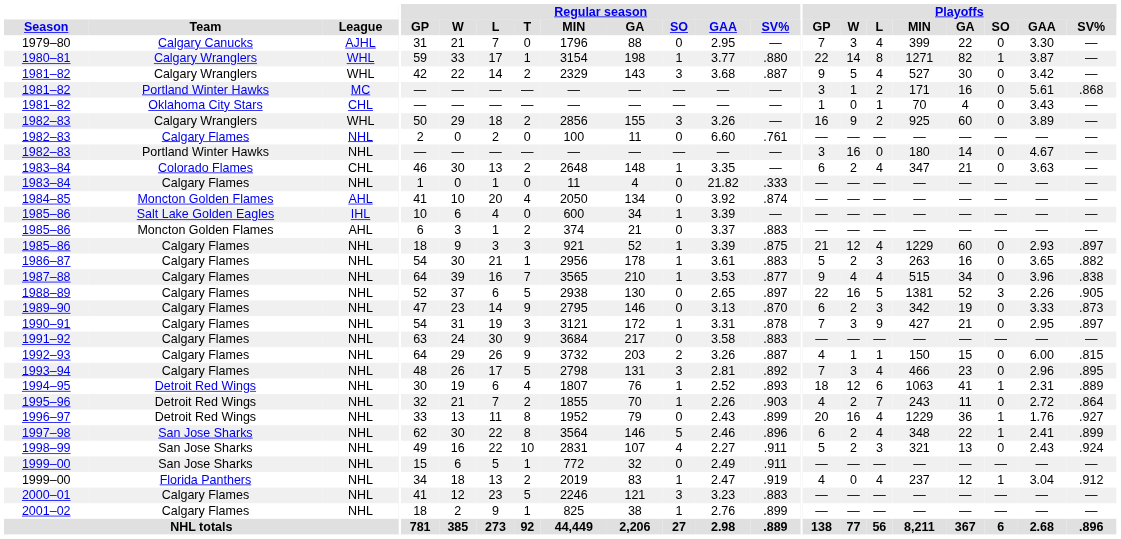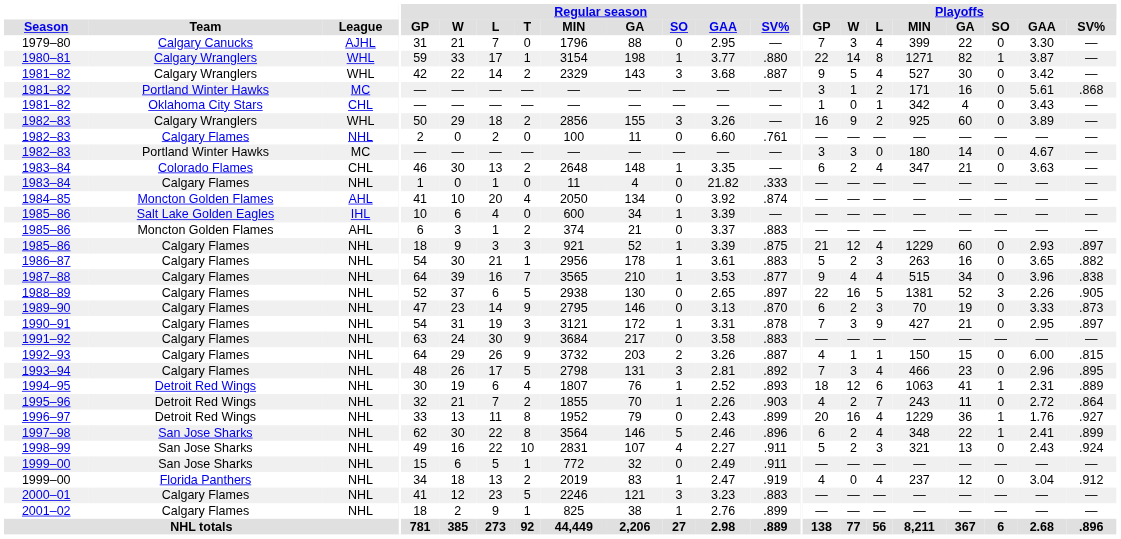(919, 105) 70 -> (919, 105) 342
(361, 152) NHL -> (361, 152) MC
(853, 152) 16 -> (853, 152) 3
(919, 308) 342 -> (919, 308) 70
(1001, 479) 1 -> (1001, 479) 0
